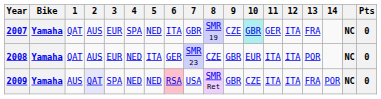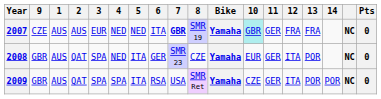columns swapped: (47, 11) <-> (233, 11)
(75, 31) QAT -> (59, 31) AUS
(134, 31) SPA -> (119, 31) NED
(194, 31) normal -> (178, 31) bold
(293, 31) ITA -> (293, 31) FRA
(75, 56) QAT -> (59, 56) AUS
(95, 56) AUS -> (79, 56) QAT
(114, 56) EUR -> (99, 56) SPA
(273, 56) ITA -> (273, 56) GER
(95, 81) lavender background -> (79, 81) no background
(134, 81) NED -> (119, 81) SPA
(154, 81) NED -> (138, 81) ITA
(174, 81) pink background -> (158, 81) no background
(273, 81) ITA -> (273, 81) GER
(313, 81) FRA -> (313, 81) POR
